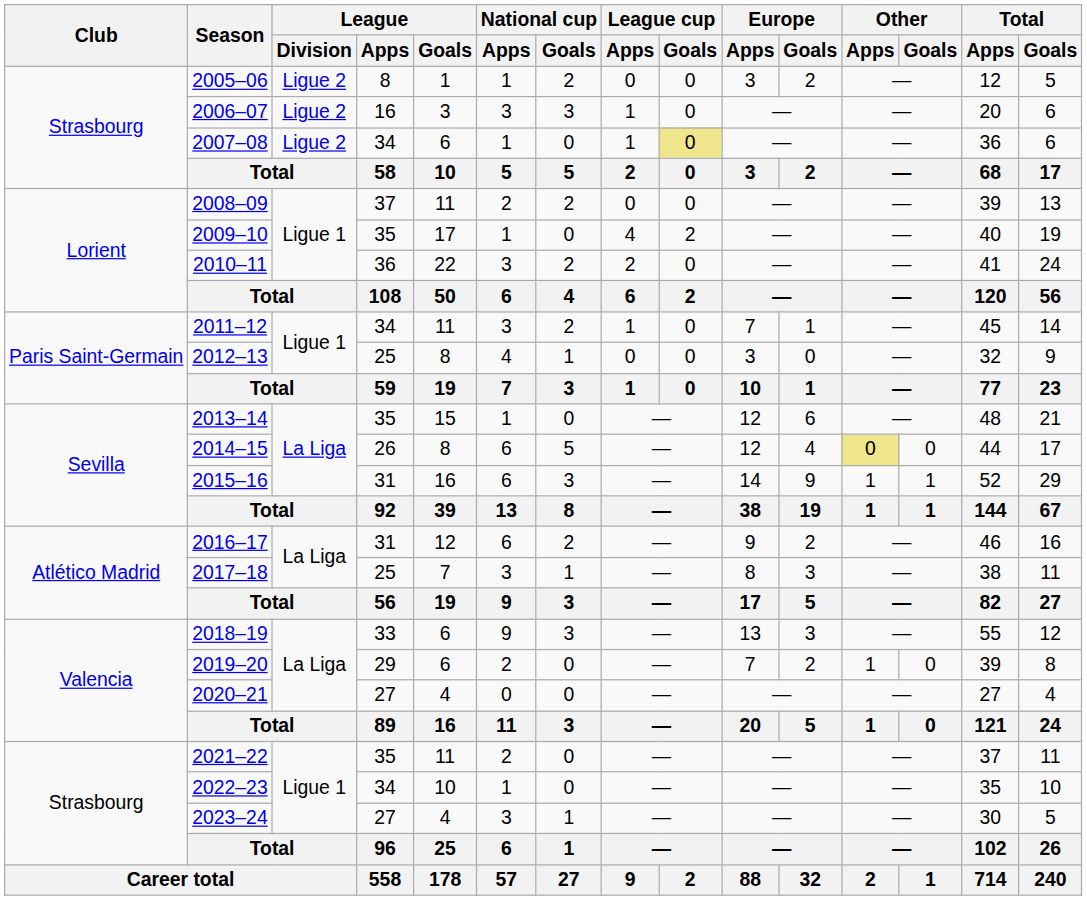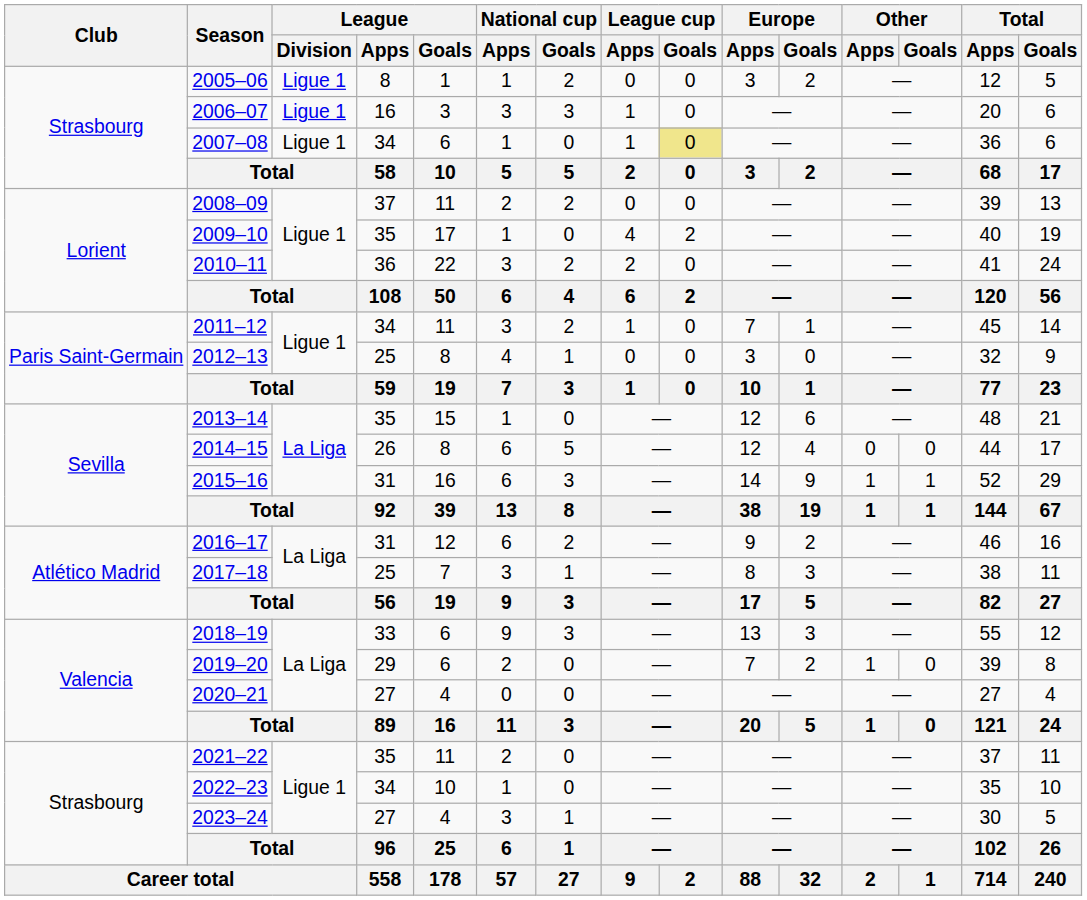(314, 81) Ligue 2 -> (314, 81) Ligue 1
(314, 111) Ligue 2 -> (314, 111) Ligue 1
(314, 142) Ligue 2 -> (314, 142) Ligue 1
(870, 449) khaki background -> (870, 449) no background
